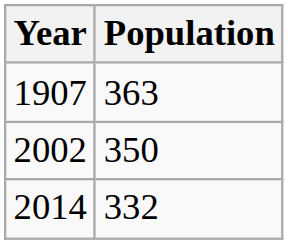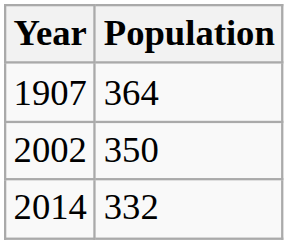(131, 91) 363 -> (131, 91) 364
